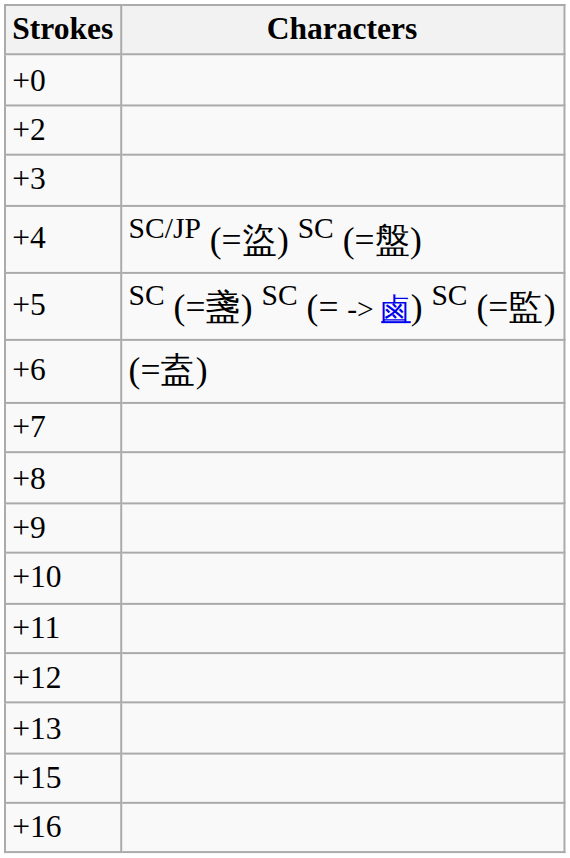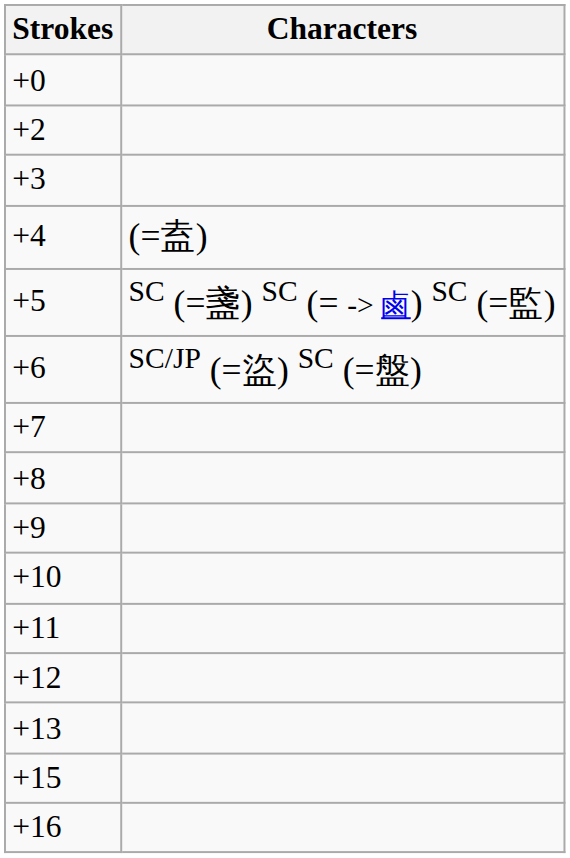(275, 237) SC/JP (=盜) SC (=盤) -> (168, 237) (=盍)
(168, 371) (=盍) -> (275, 367) SC/JP (=盜) SC (=盤)
